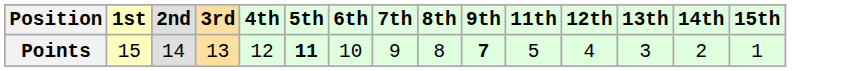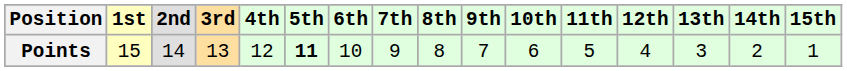+ column: (534, 20)
(483, 51) bold -> (483, 51) normal
